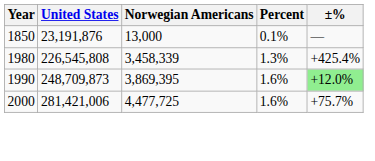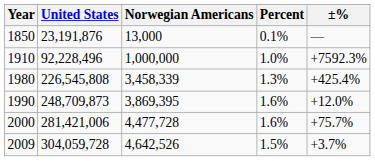+ row: (21, 58)
(332, 79) lightgreen background -> (332, 101) no background
(152, 101) 4,477,725 -> (152, 123) 4,477,728
+ row: (21, 144)
